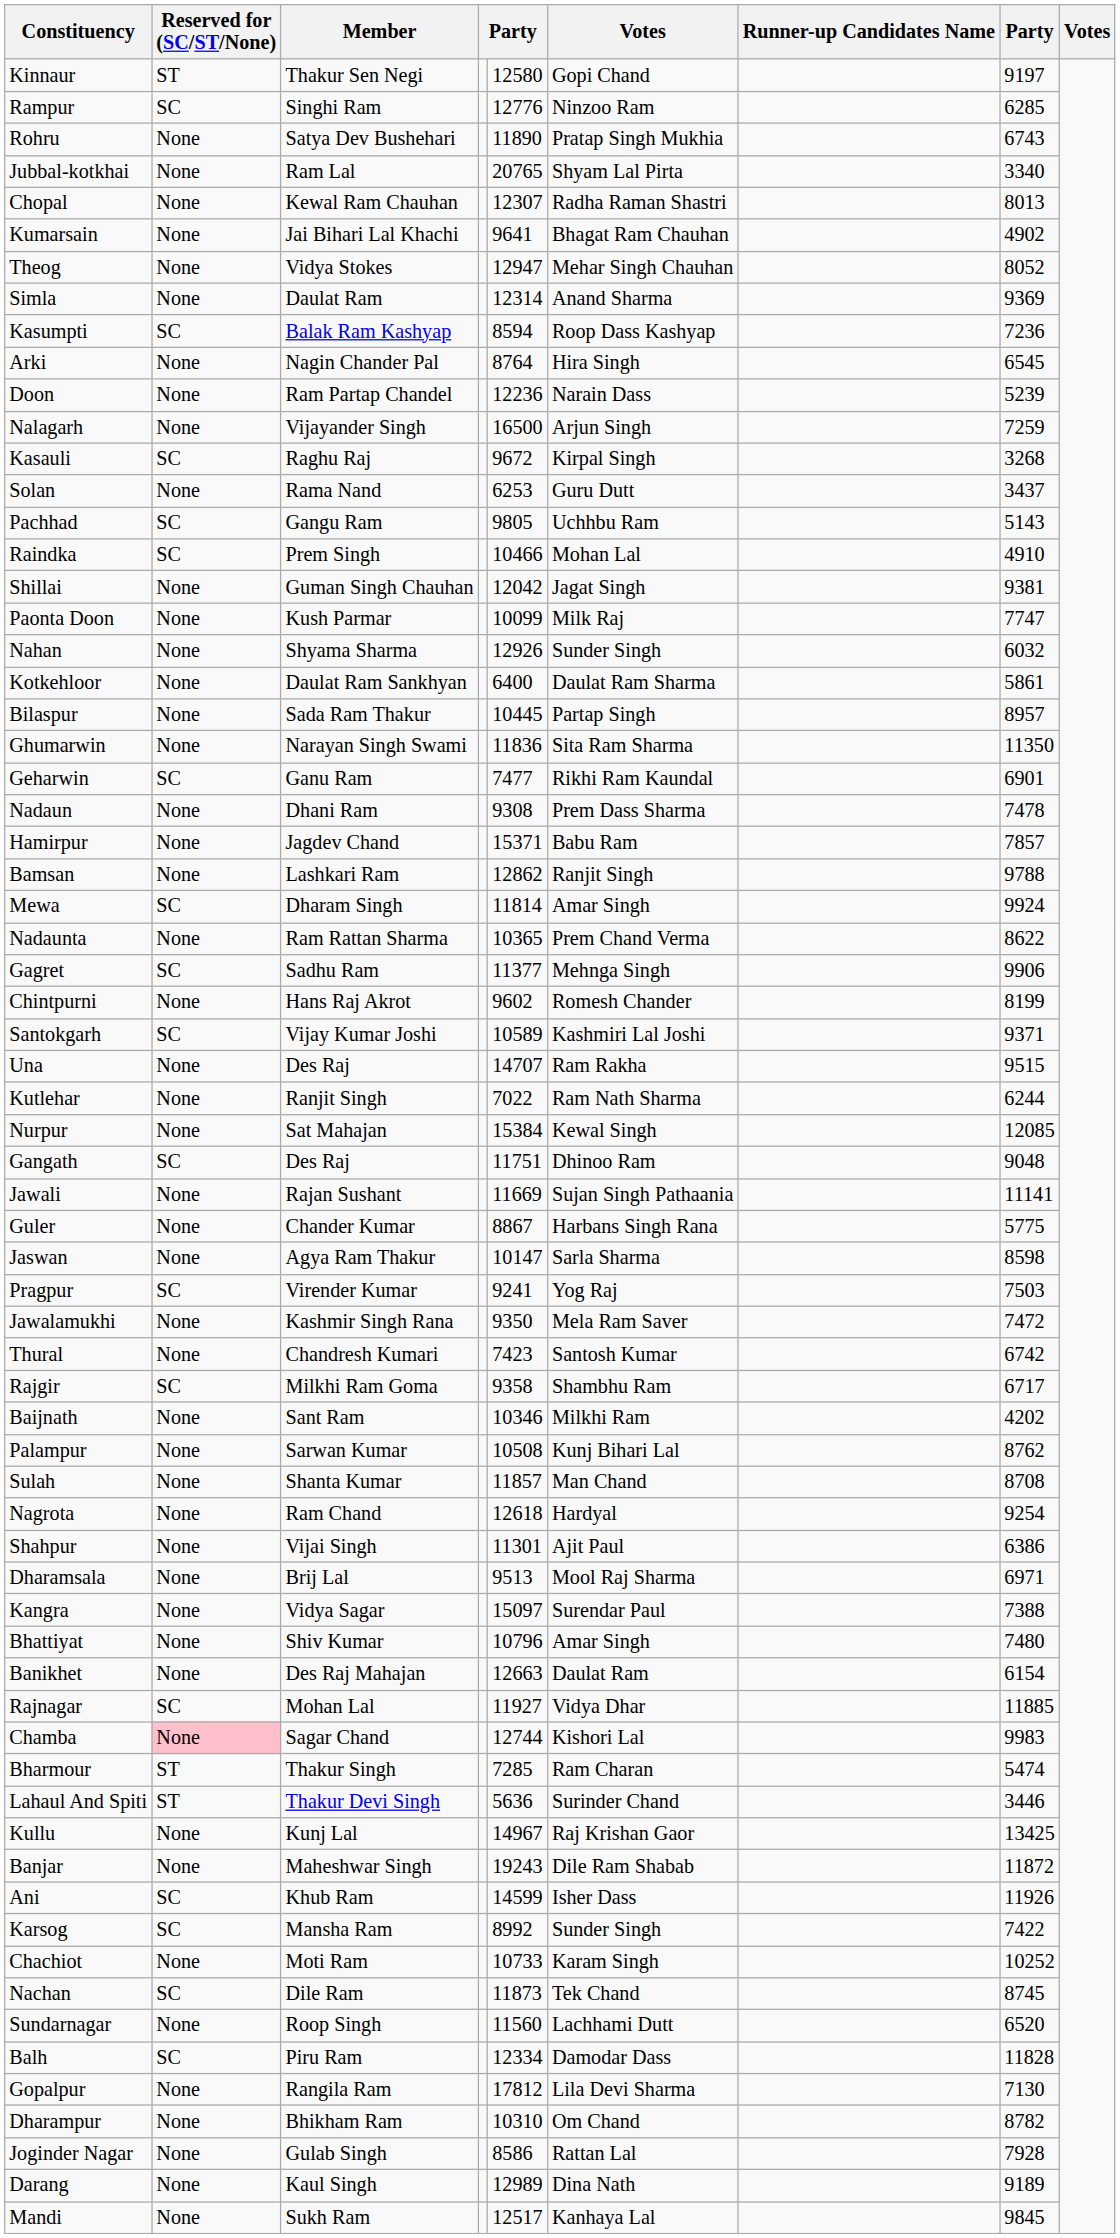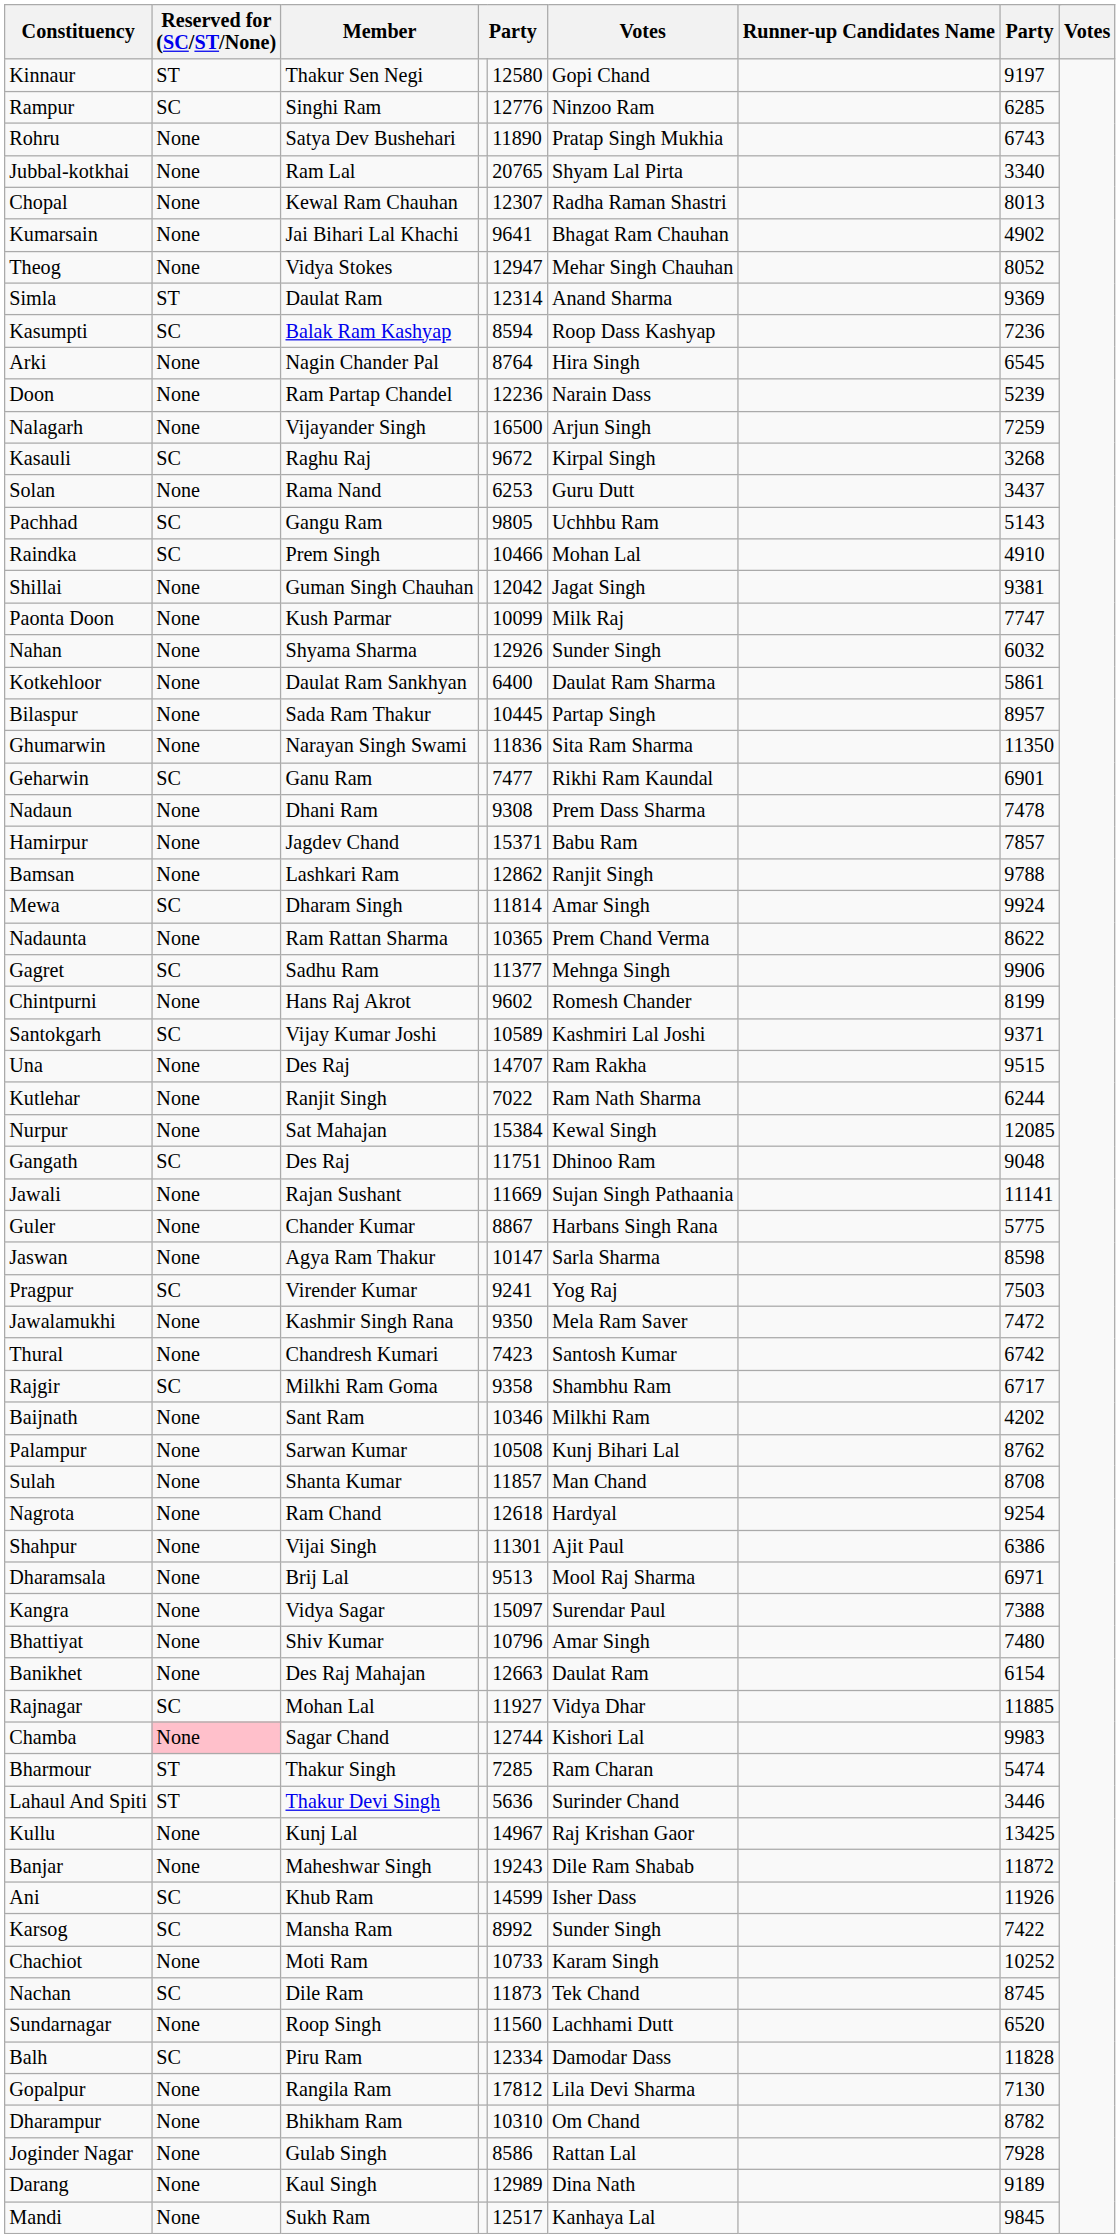(178, 298) None -> (168, 298) ST
